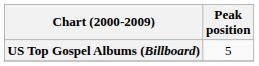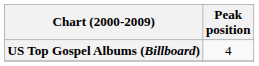(228, 50) 5 -> (228, 50) 4
